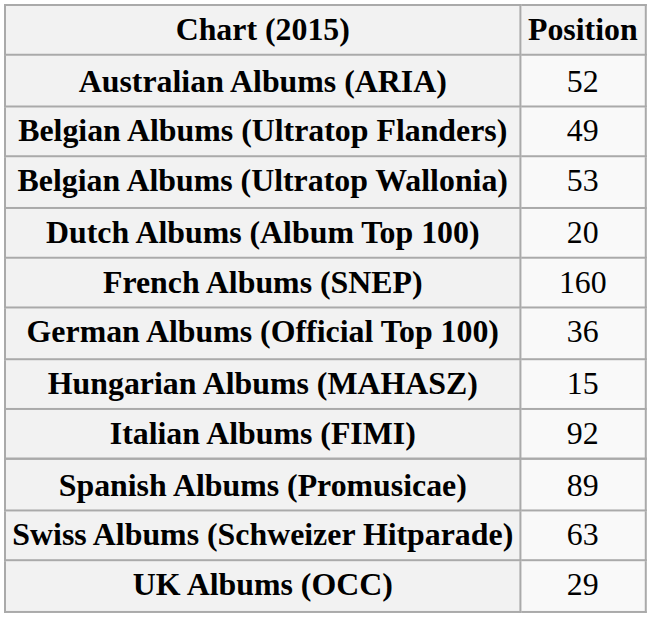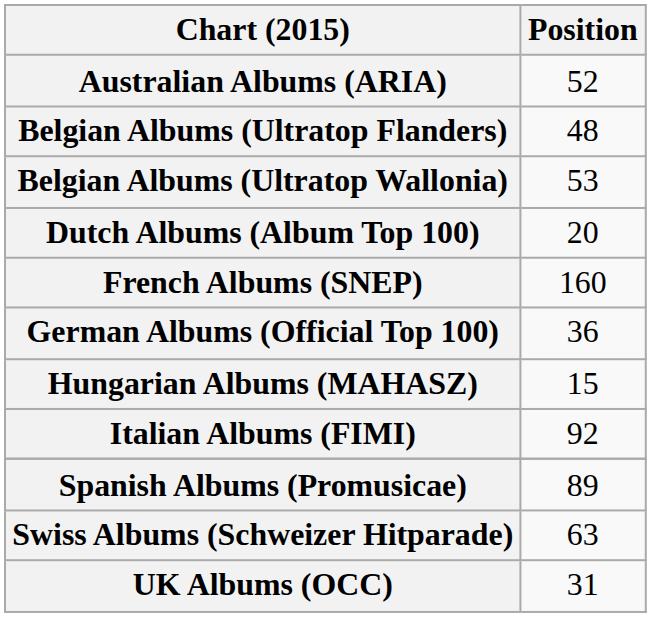(583, 130) 49 -> (583, 130) 48
(583, 585) 29 -> (583, 585) 31
